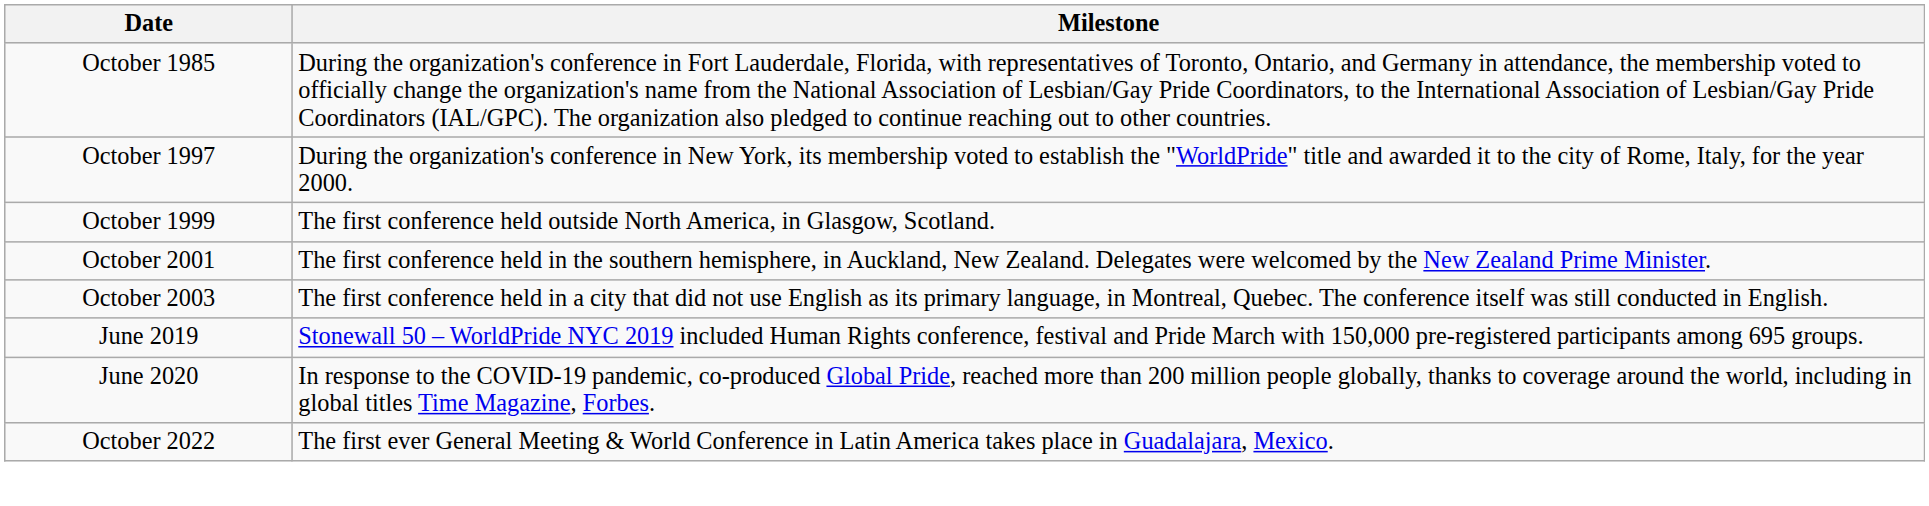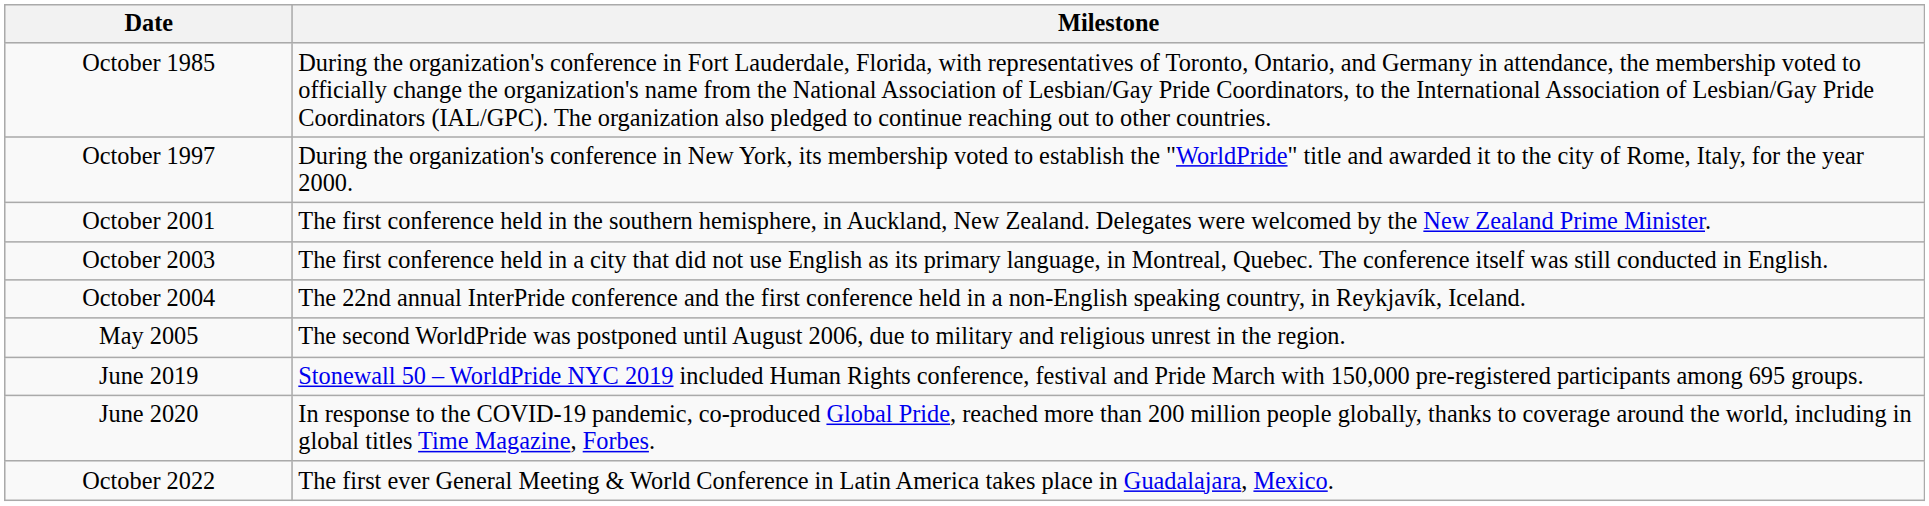- row: (149, 221)
+ row: (149, 298)
+ row: (149, 337)
